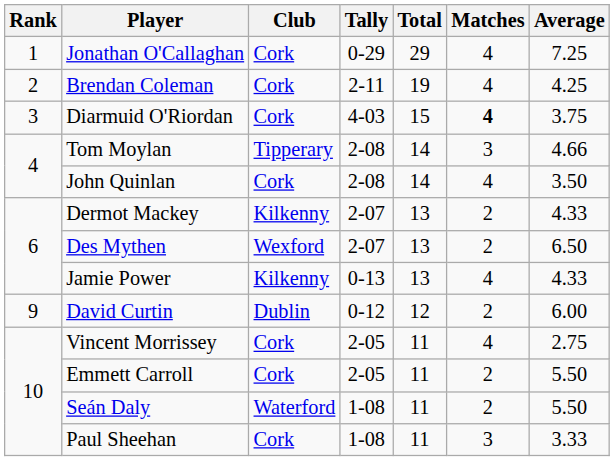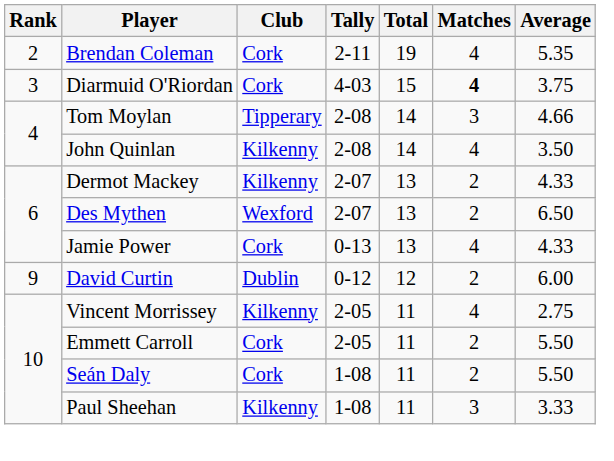- row: (155, 52)
(569, 85) 4.25 -> (556, 52) 5.35
(274, 181) Cork -> (280, 149) Kilkenny
(291, 278) Kilkenny -> (263, 246) Cork
(274, 342) Cork -> (280, 310) Kilkenny
(294, 407) Waterford -> (263, 375) Cork
(274, 439) Cork -> (280, 407) Kilkenny
